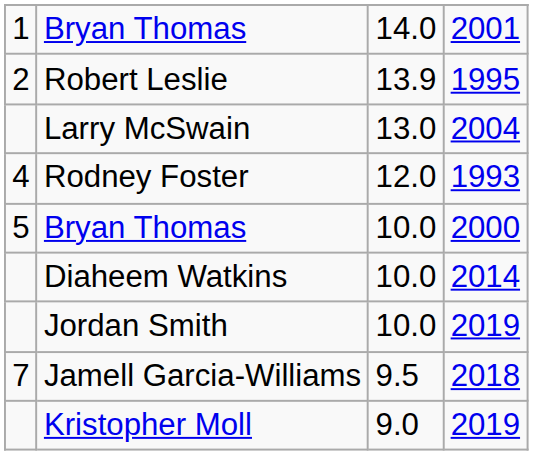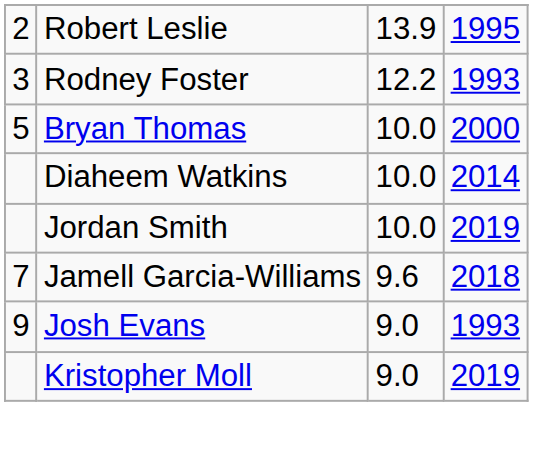- row: (145, 29)
- row: (147, 128)
(21, 177) 4 -> (21, 78) 3
(406, 177) 12.0 -> (406, 78) 12.2
(397, 375) 9.5 -> (397, 276) 9.6
+ row: (125, 326)
